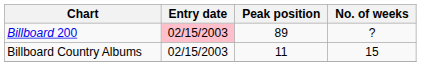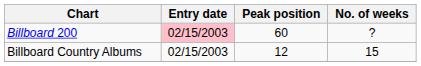(281, 33) 89 -> (281, 33) 60
(281, 52) 11 -> (281, 52) 12
